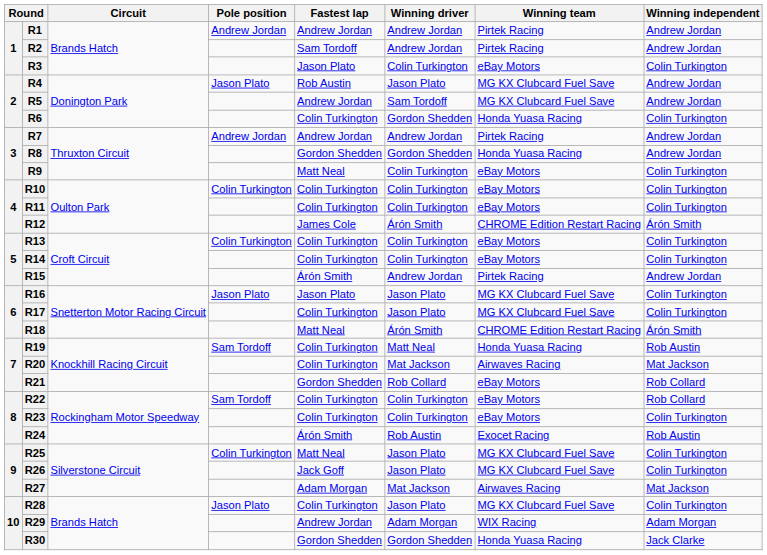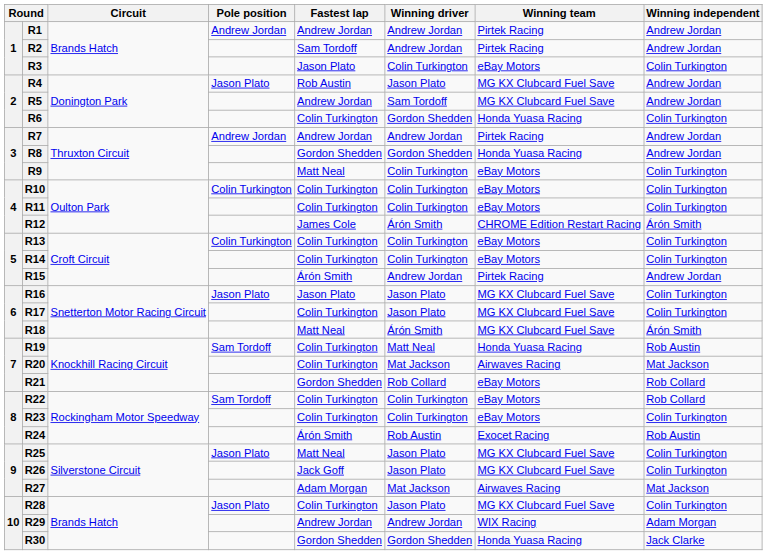(559, 329) CHROME Edition Restart Racing -> (546, 329) MG KX Clubcard Fuel Save
(252, 452) Colin Turkington -> (240, 452) Jason Plato
(422, 523) Adam Morgan -> (425, 523) Andrew Jordan
